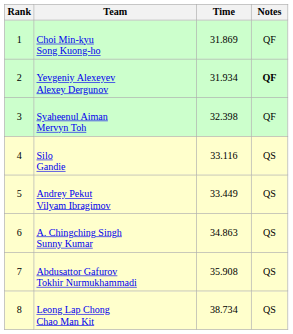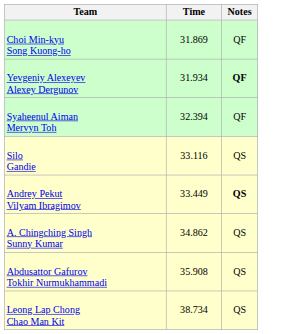- column: (19, 12)
(224, 117) 32.398 -> (194, 117) 32.394
(269, 194) normal -> (240, 194) bold
(224, 233) 34.863 -> (194, 233) 34.862
